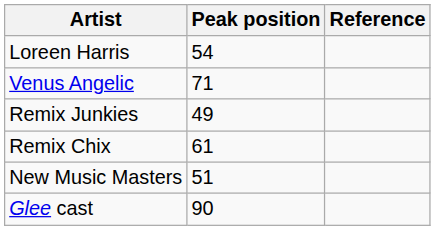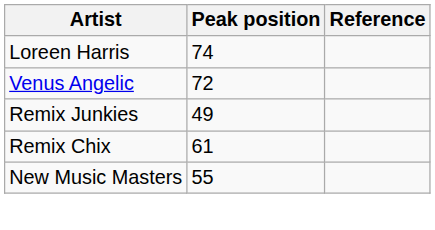(202, 51) 54 -> (202, 51) 74
(202, 83) 71 -> (202, 83) 72
(202, 177) 51 -> (202, 177) 55
- row: (51, 209)
